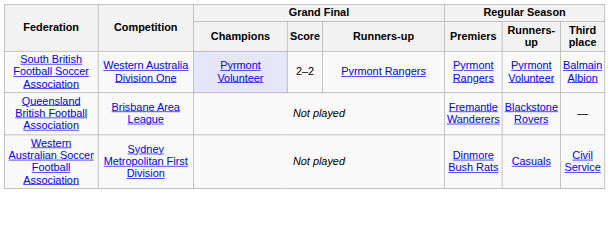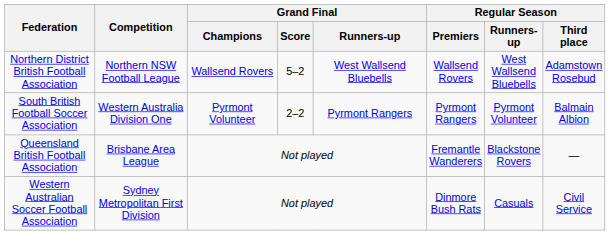+ row: (49, 72)
(240, 72) lavender background -> (232, 113) no background
